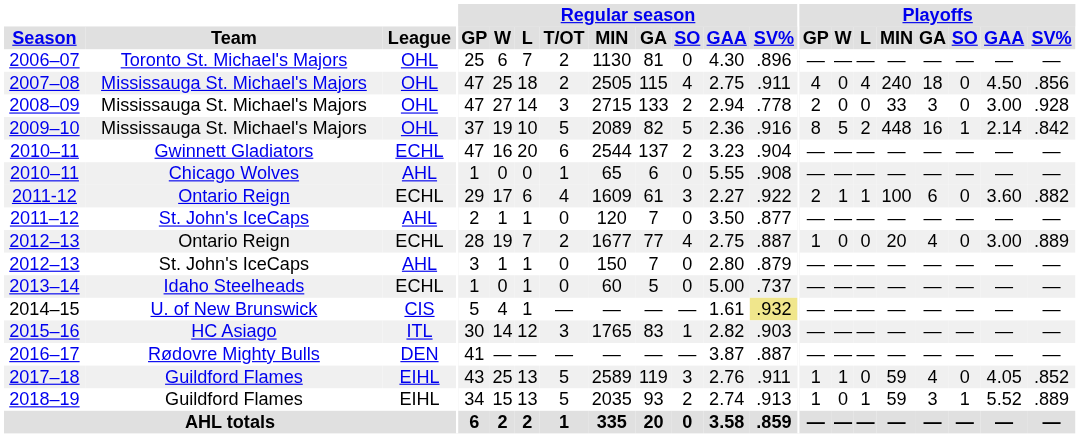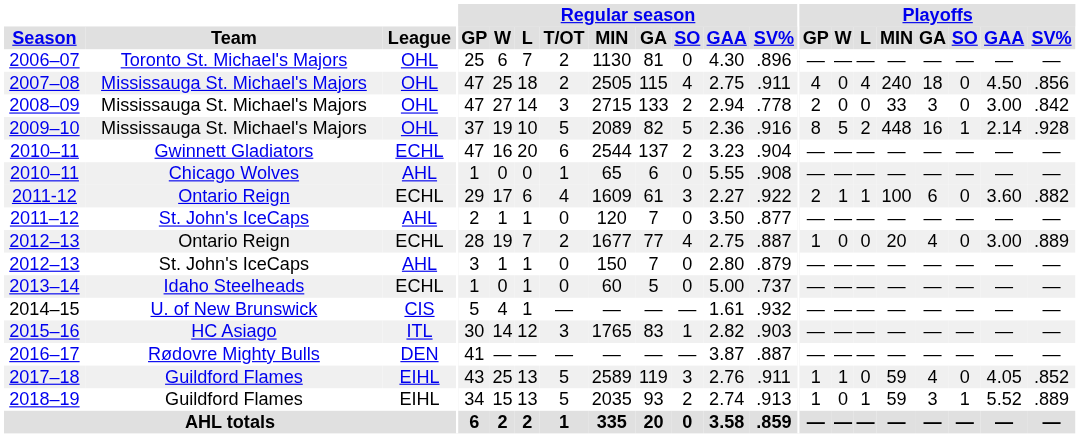(1052, 105) .928 -> (1052, 105) .842
(1052, 128) .842 -> (1052, 128) .928
(774, 309) khaki background -> (774, 309) no background
